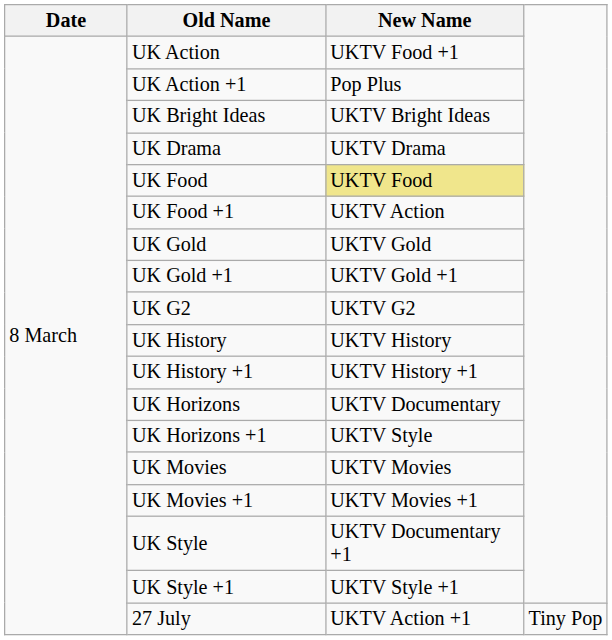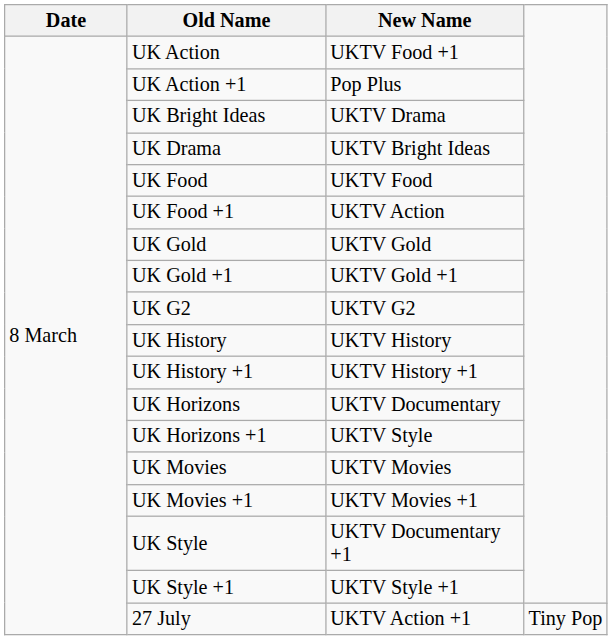(410, 116) UKTV Bright Ideas -> (388, 116) UKTV Drama
(388, 148) UKTV Drama -> (410, 148) UKTV Bright Ideas
(381, 180) khaki background -> (381, 180) no background
